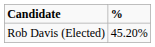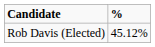(129, 33) 45.20% -> (129, 33) 45.12%
